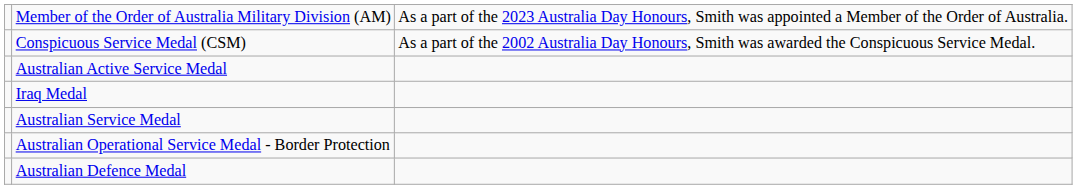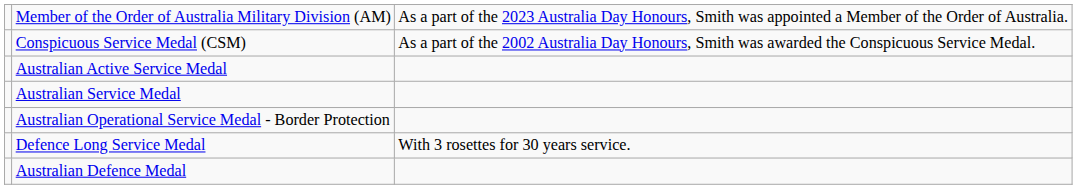- row: (51, 94)
+ row: (111, 145)
